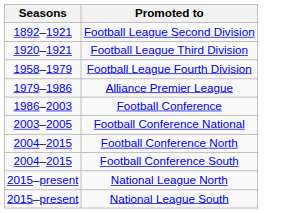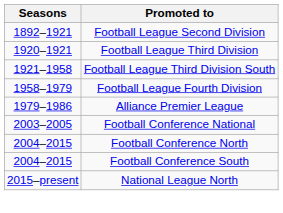+ row: (180, 69)
- row: (169, 106)
- row: (169, 198)
